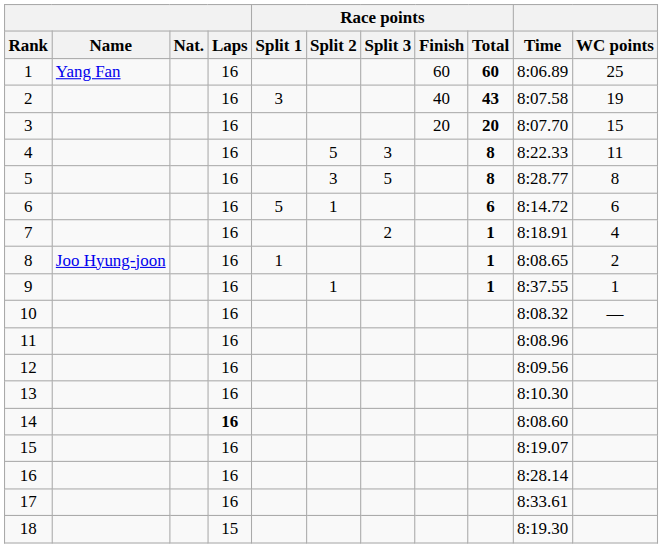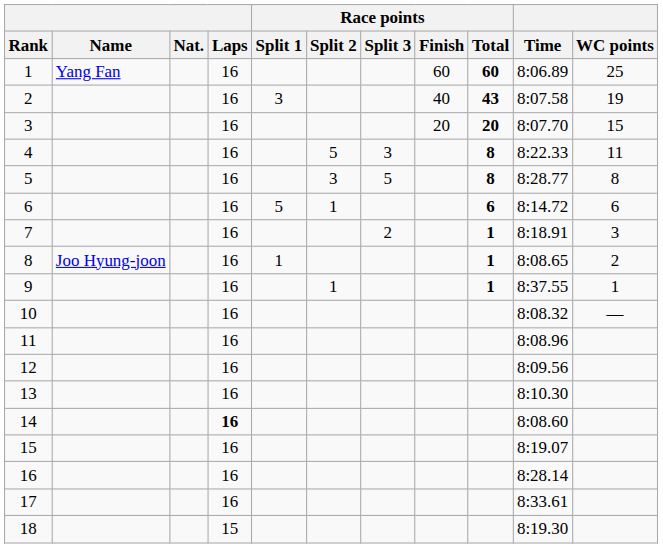(615, 233) 4 -> (615, 233) 3
